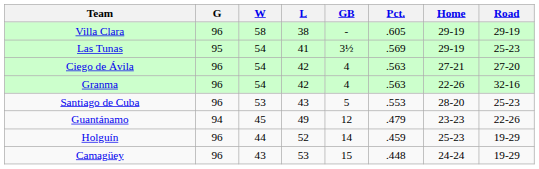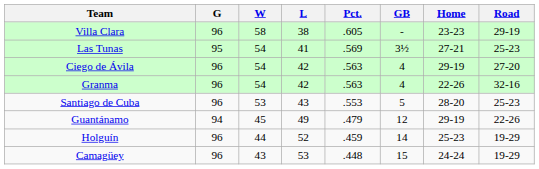columns swapped: (396, 13) <-> (346, 13)
(451, 31) 29-19 -> (451, 31) 23-23
(451, 48) 29-19 -> (451, 48) 27-21
(451, 66) 27-21 -> (451, 66) 29-19
(451, 119) 23-23 -> (451, 119) 29-19
